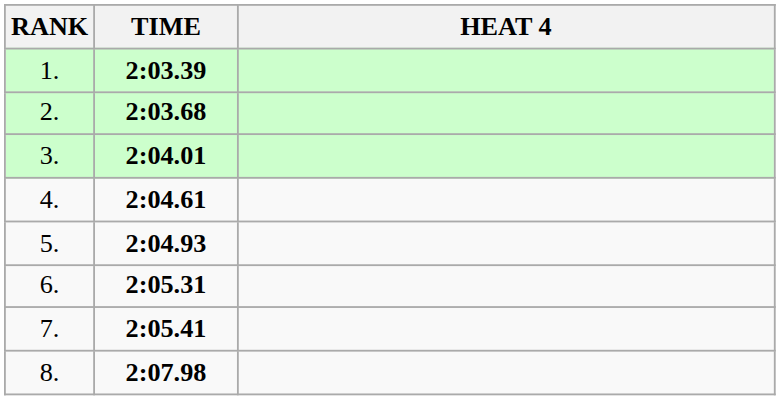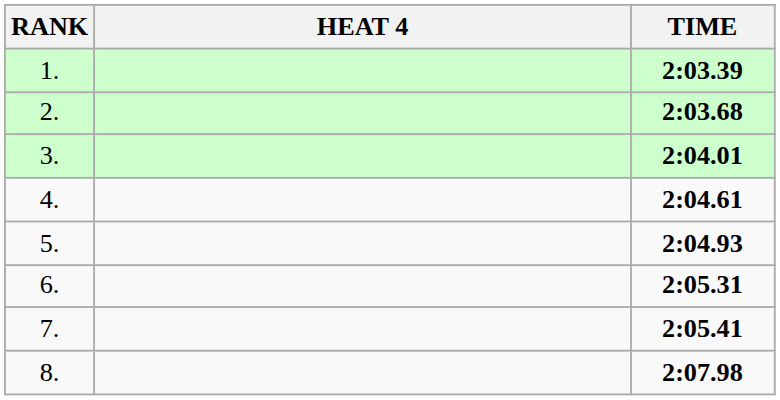columns swapped: (506, 26) <-> (166, 26)
